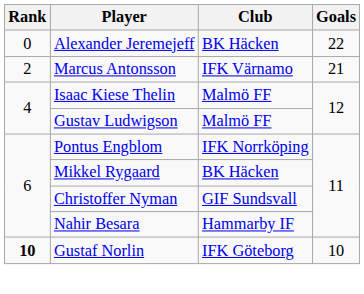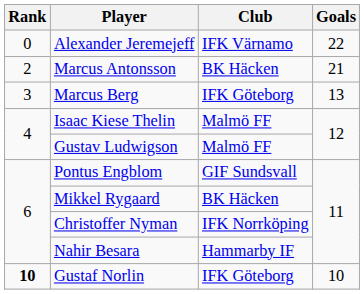(240, 43) BK Häcken -> (247, 43) IFK Värnamo
(247, 69) IFK Värnamo -> (240, 69) BK Häcken
+ row: (96, 95)
(255, 146) IFK Norrköping -> (249, 172) GIF Sundsvall
(249, 198) GIF Sundsvall -> (255, 224) IFK Norrköping
